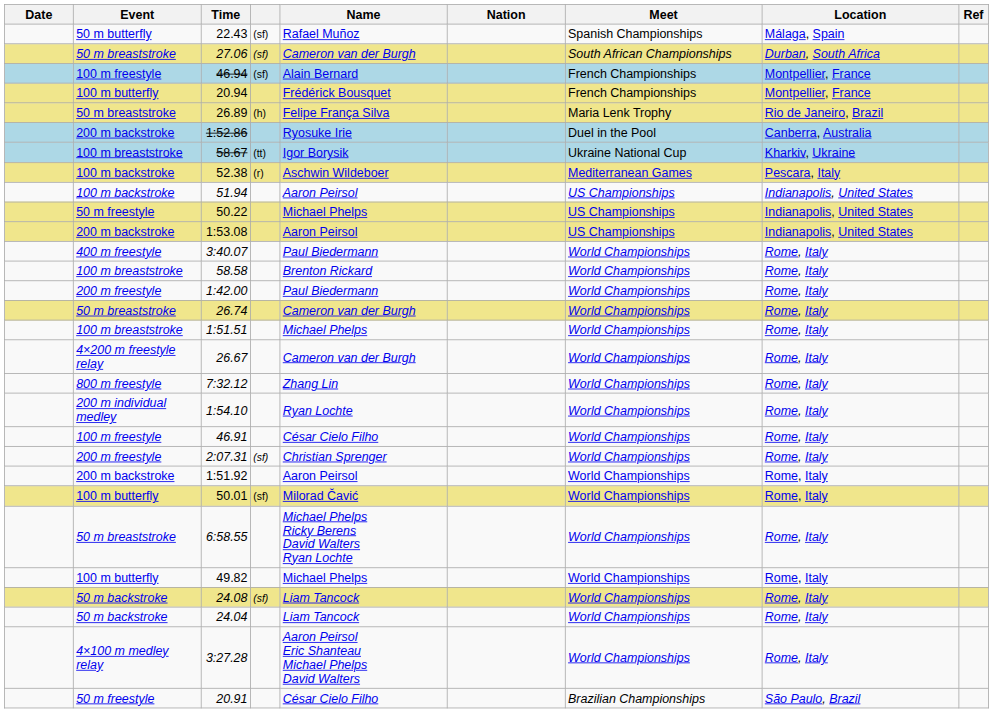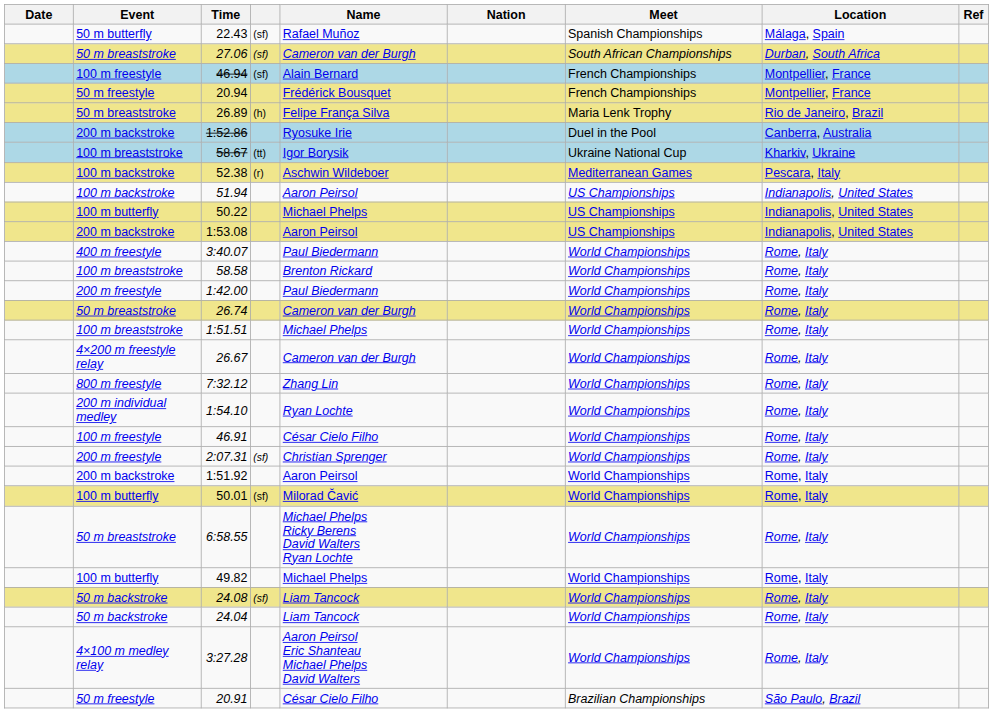(117, 93) 100 m butterfly -> (115, 93) 50 m freestyle
(115, 212) 50 m freestyle -> (117, 212) 100 m butterfly
